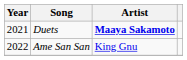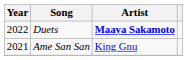(18, 30) 2021 -> (18, 30) 2022
(18, 47) 2022 -> (18, 47) 2021
